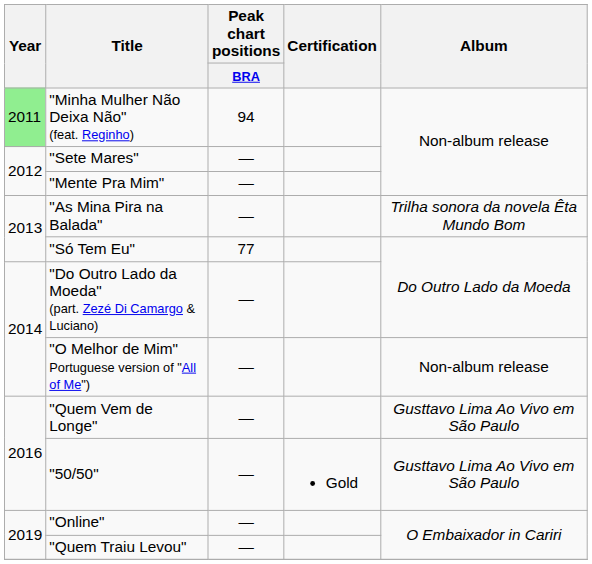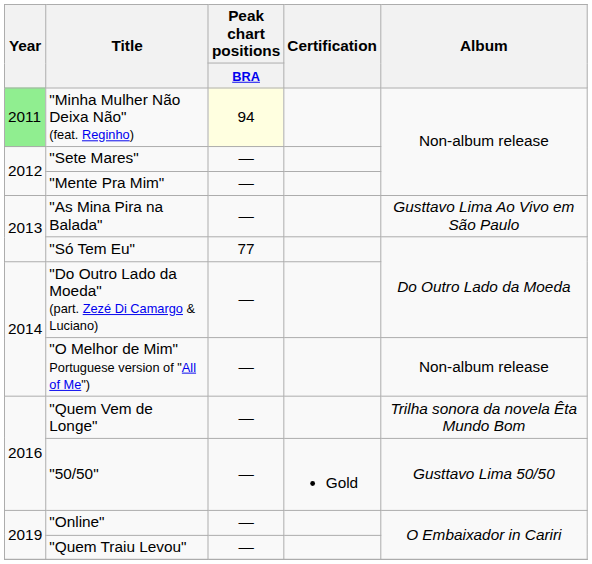(246, 117) no background -> (246, 117) lightyellow background
(484, 216) Trilha sonora da novela Êta Mundo Bom -> (484, 216) Gusttavo Lima Ao Vivo em São Paulo
(484, 417) Gusttavo Lima Ao Vivo em São Paulo -> (484, 417) Trilha sonora da novela Êta Mundo Bom
(484, 474) Gusttavo Lima Ao Vivo em São Paulo -> (484, 474) Gusttavo Lima 50/50
